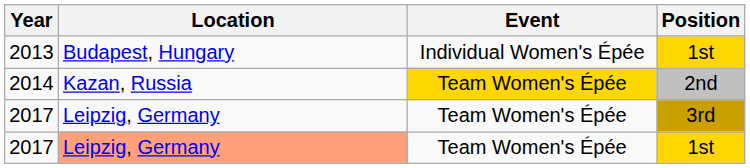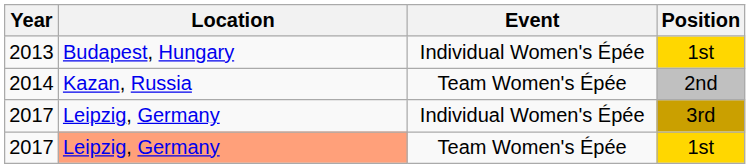(532, 83) gold background -> (532, 83) no background
(532, 115) Team Women's Épée -> (532, 115) Individual Women's Épée
